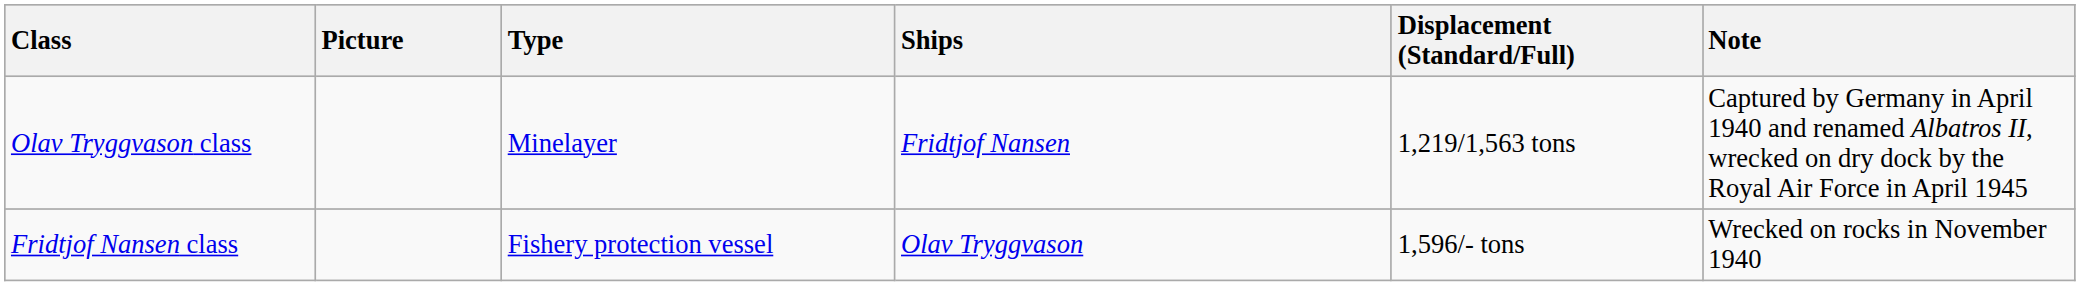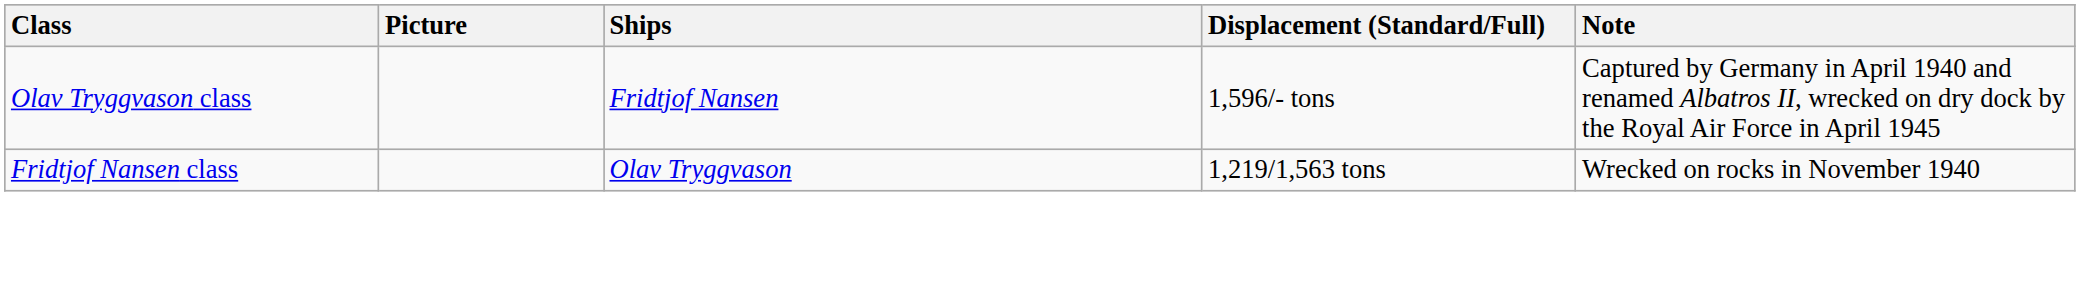- column: (536, 40)
(1487, 142) 1,219/1,563 tons -> (1271, 97) 1,596/- tons
(1461, 244) 1,596/- tons -> (1297, 169) 1,219/1,563 tons
